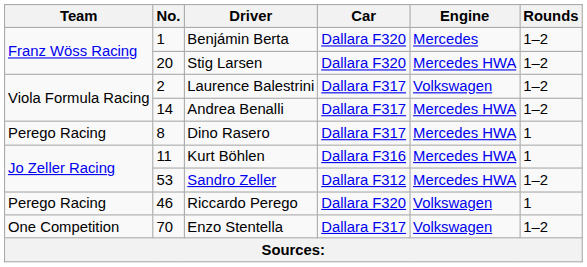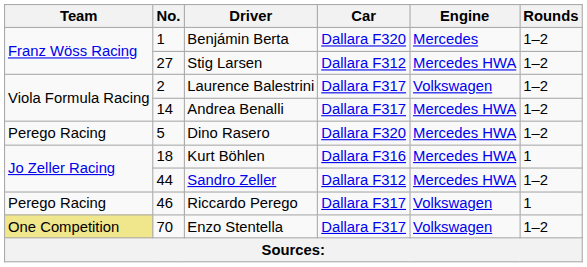(165, 63) 20 -> (165, 63) 27
(364, 63) Dallara F320 -> (364, 63) Dallara F312
(161, 133) 8 -> (161, 133) 5
(364, 133) Dallara F317 -> (364, 133) Dallara F320
(527, 133) 1 -> (536, 133) 1–2
(164, 156) 11 -> (165, 156) 18
(165, 179) 53 -> (165, 179) 44
(364, 203) Dallara F320 -> (364, 203) Dallara F317
(64, 226) no background -> (64, 226) khaki background
